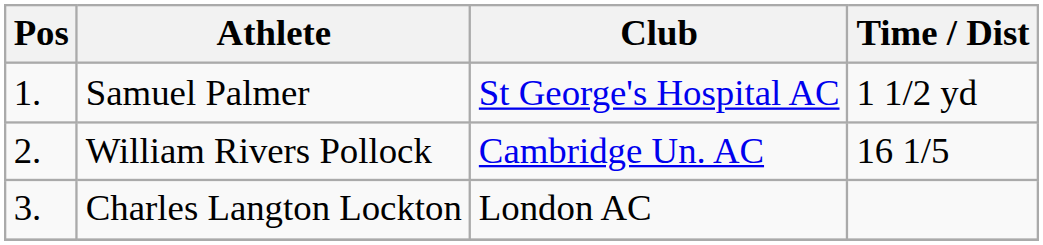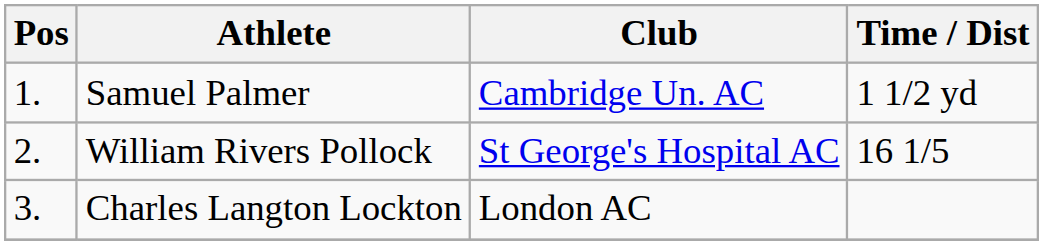(659, 92) St George's Hospital AC -> (621, 92) Cambridge Un. AC
(621, 150) Cambridge Un. AC -> (659, 150) St George's Hospital AC
